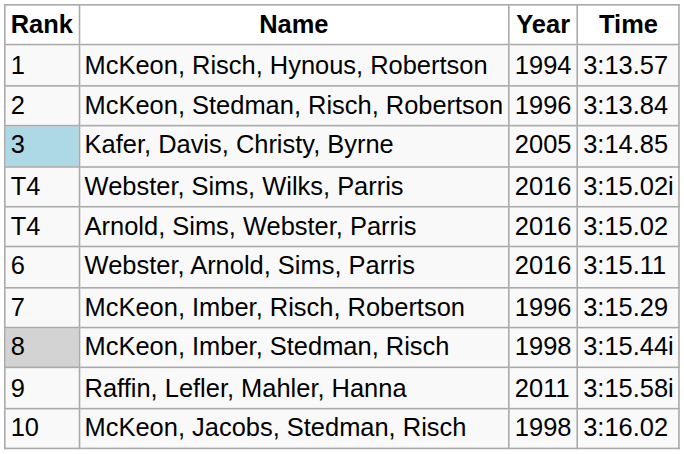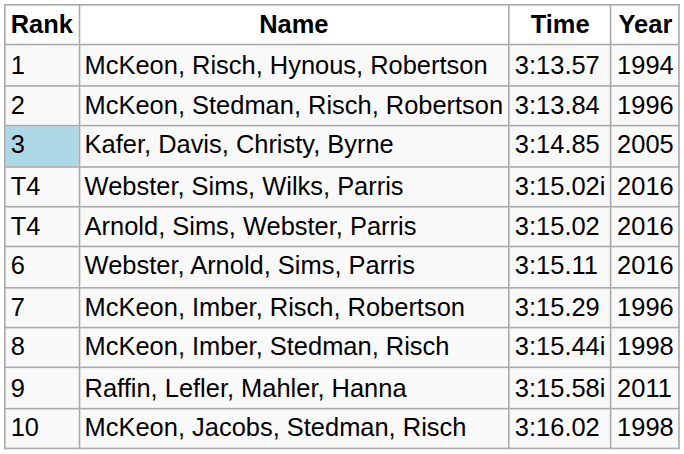columns swapped: (628, 24) <-> (543, 24)
(18, 347) lightgrey background -> (18, 347) no background
